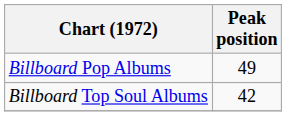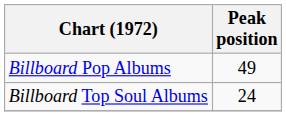(247, 96) 42 -> (247, 96) 24
